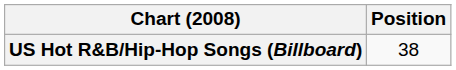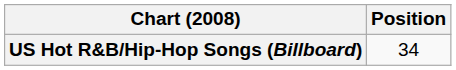(409, 49) 38 -> (409, 49) 34
